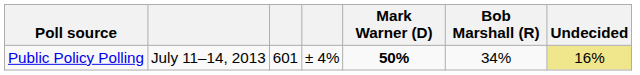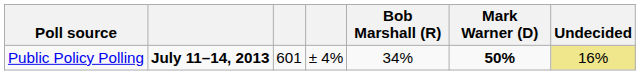columns swapped: (394, 25) <-> (496, 25)
(208, 57) normal -> (210, 57) bold
